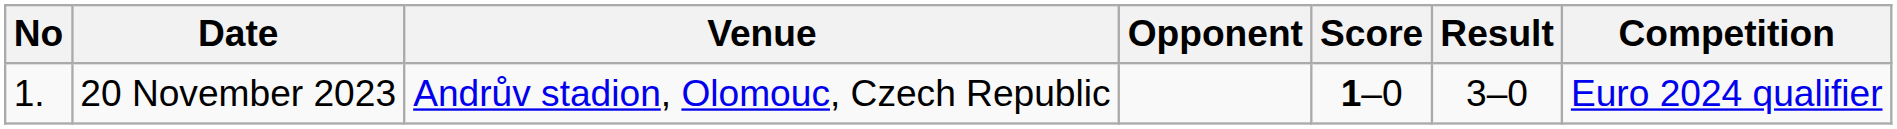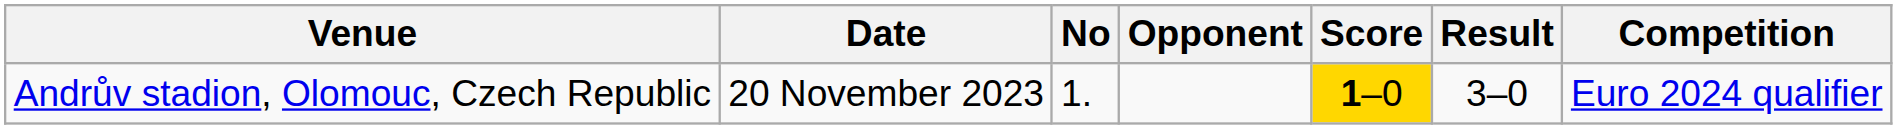columns swapped: (38, 33) <-> (762, 33)
(1372, 92) no background -> (1372, 92) gold background
